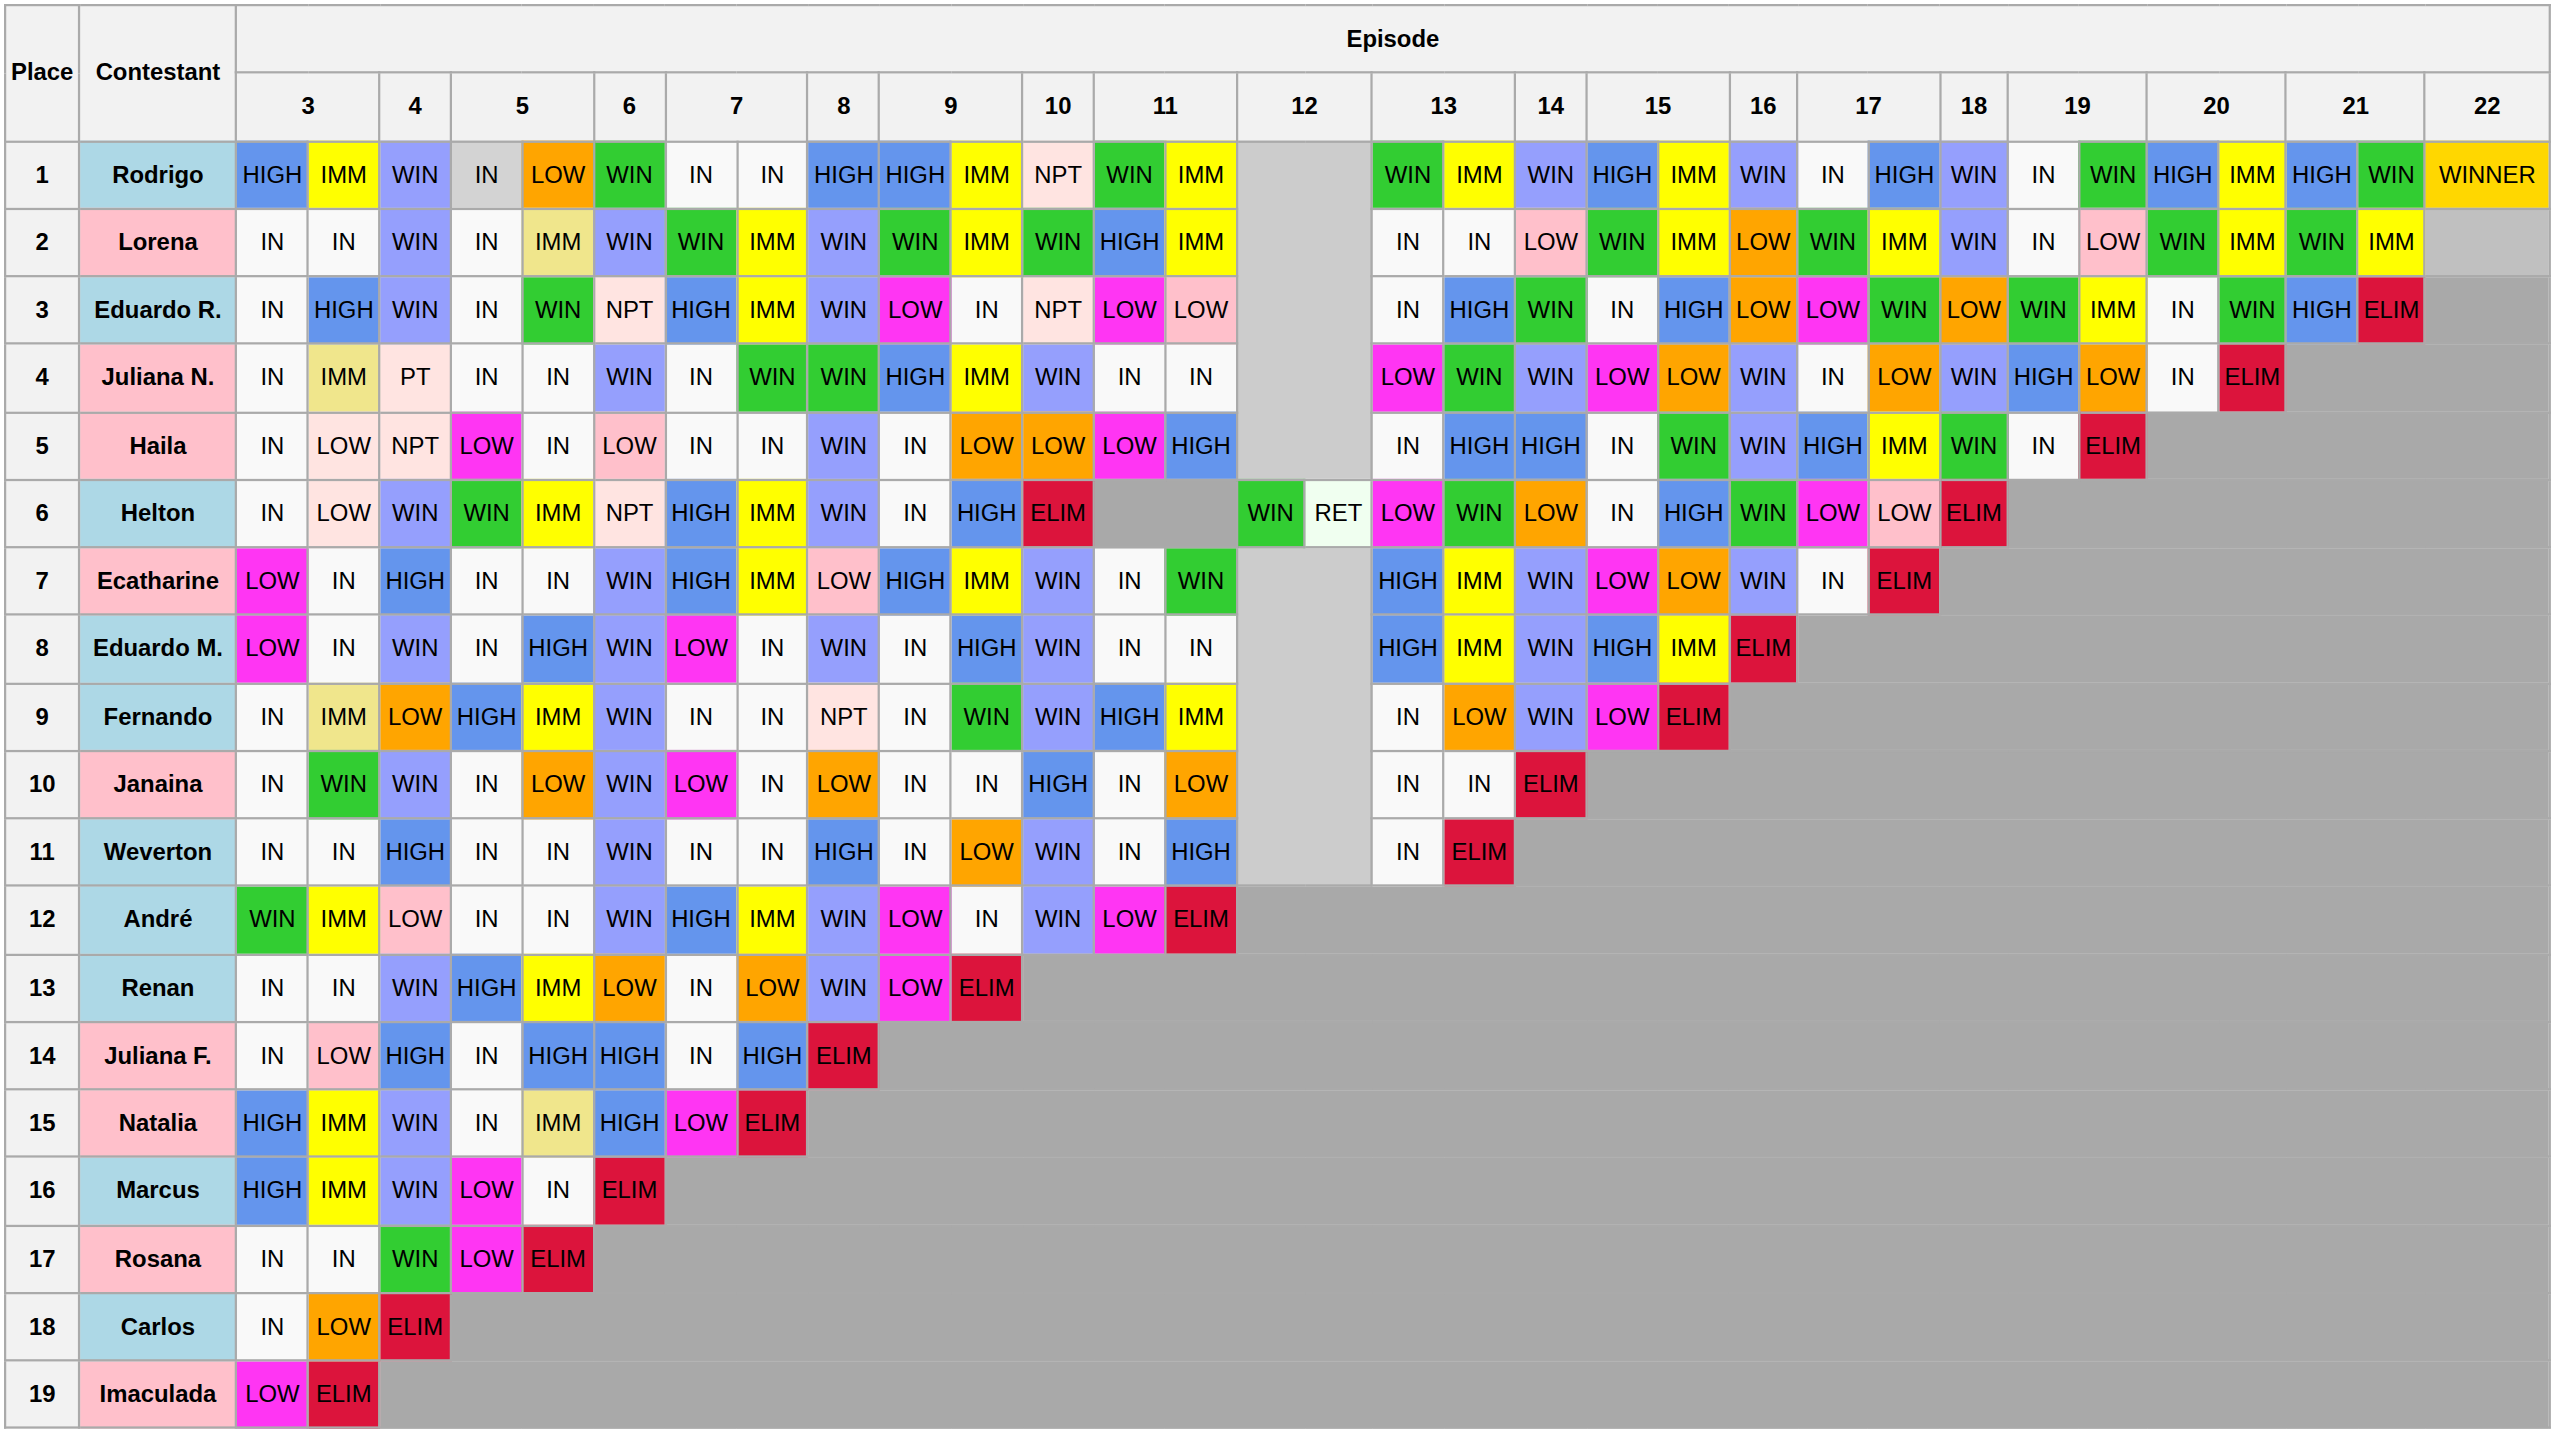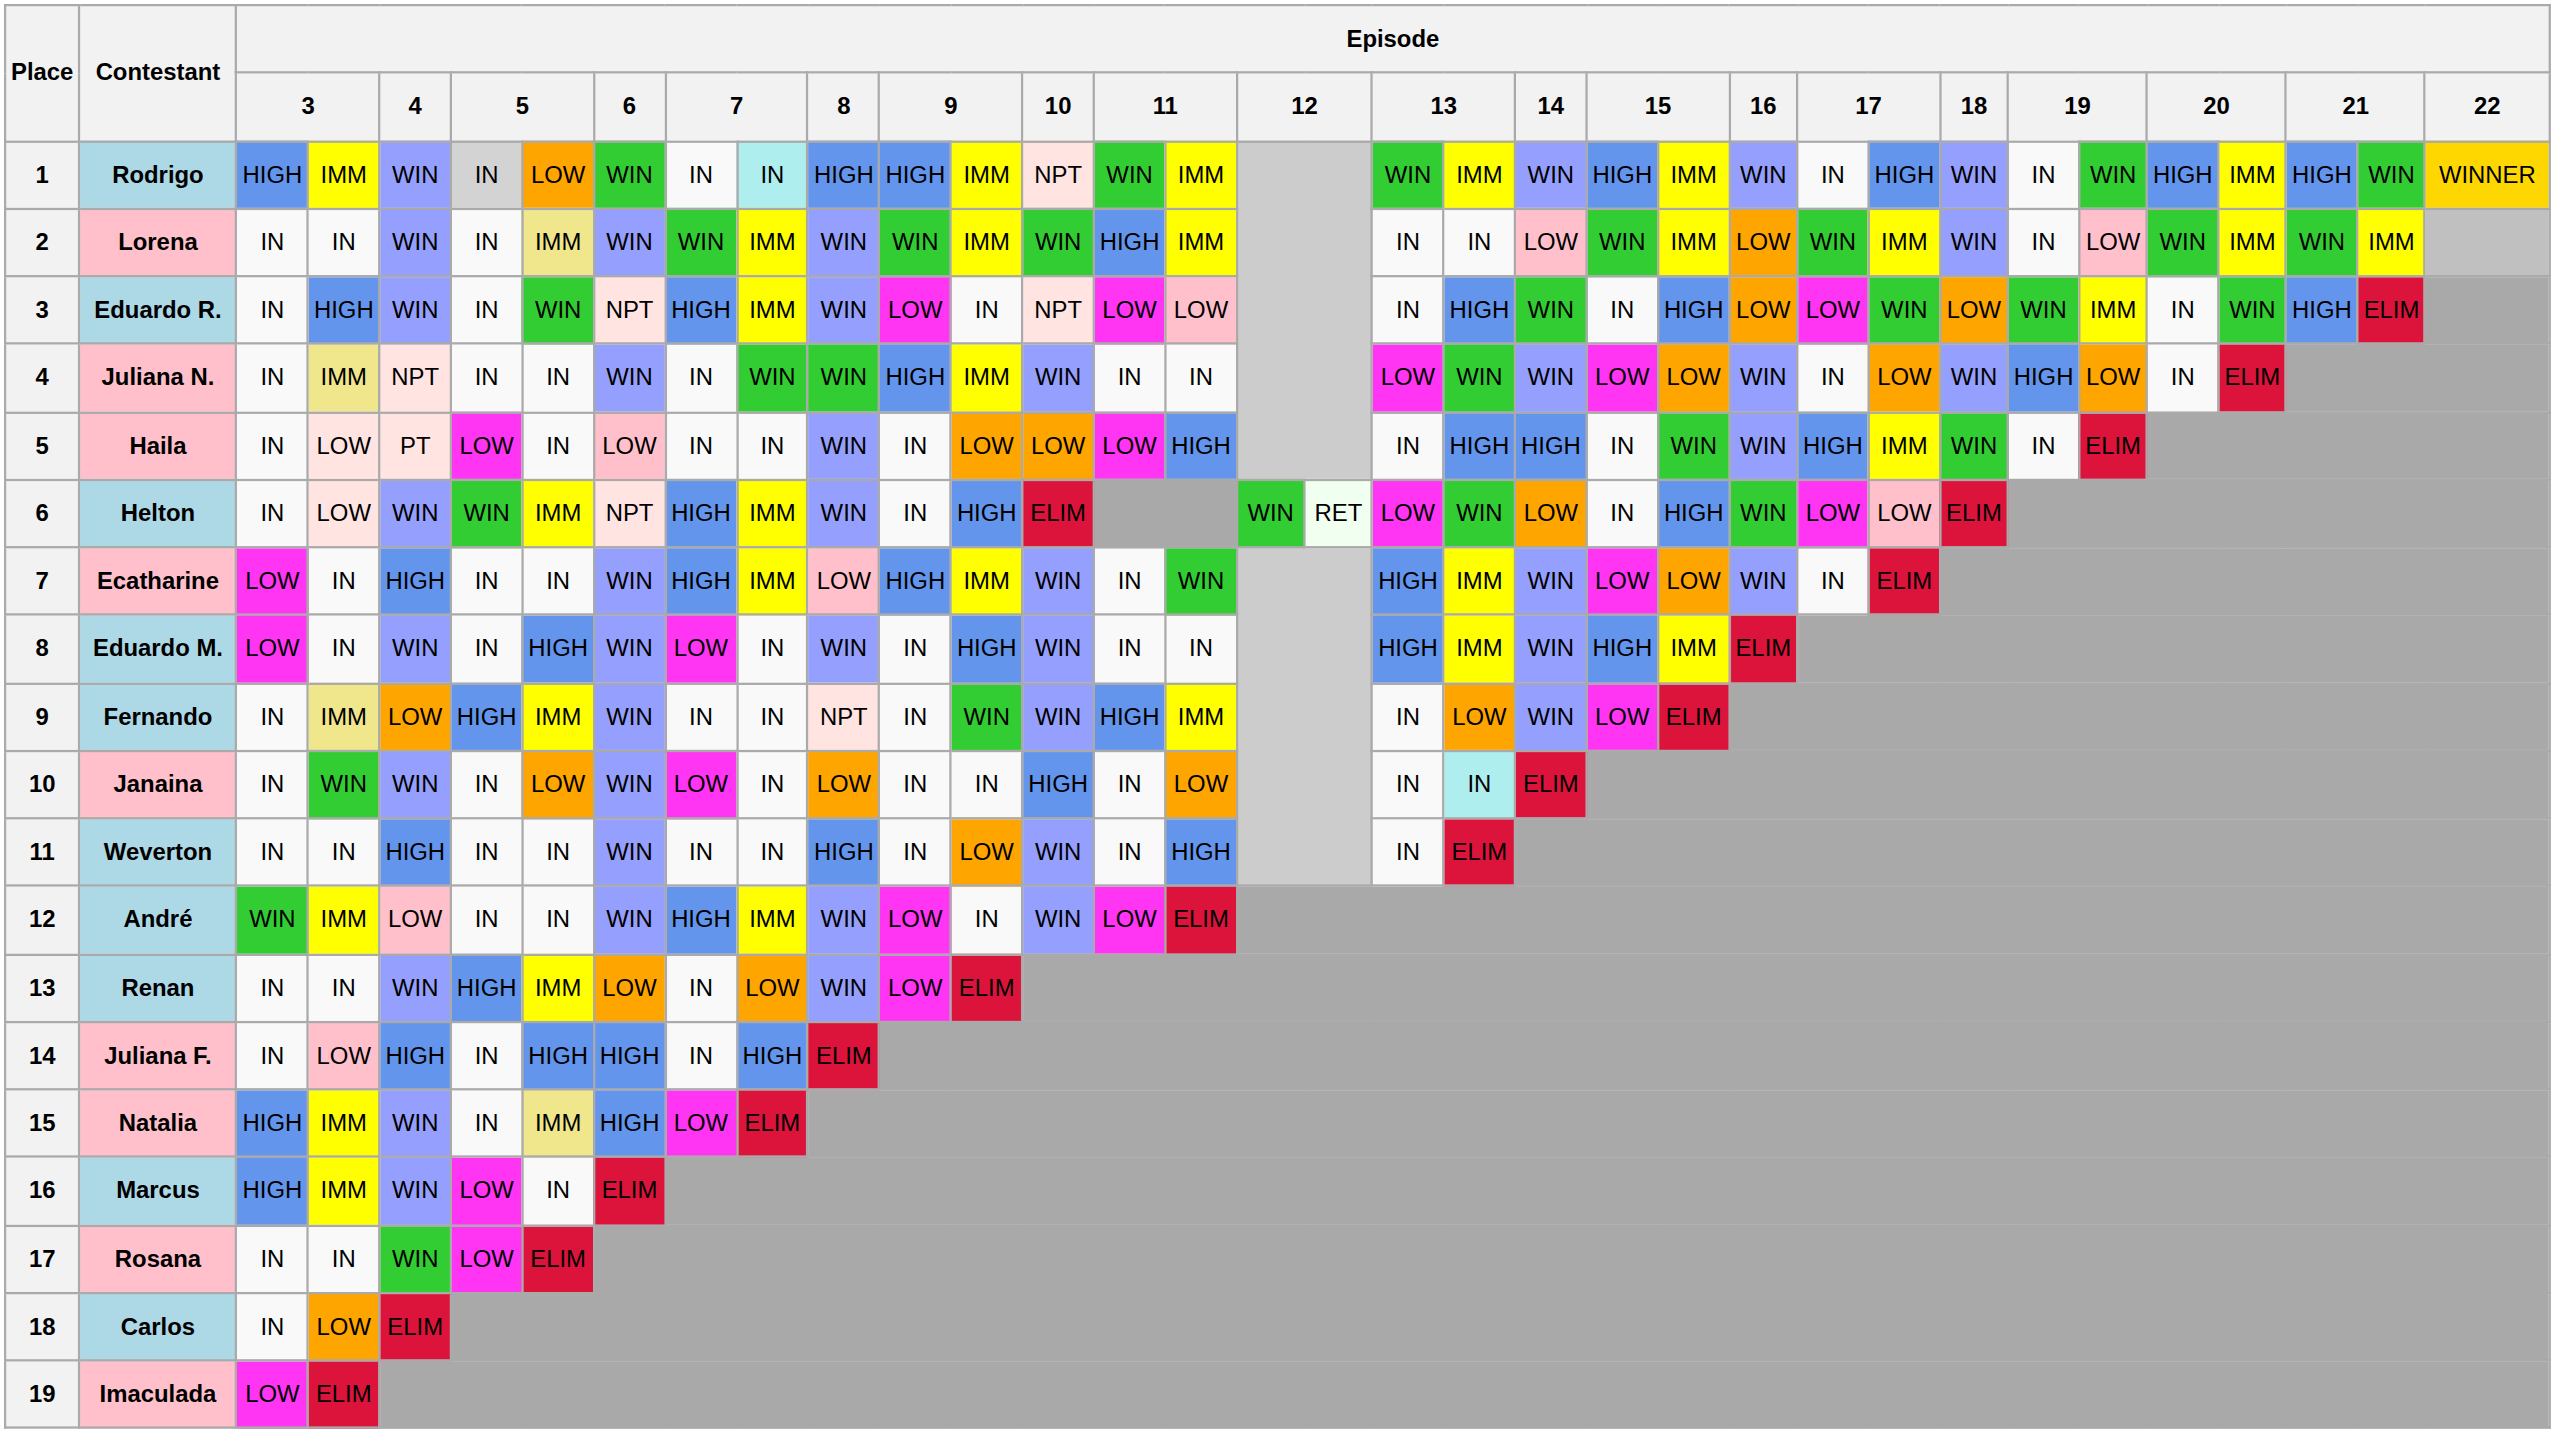(772, 173) no background -> (772, 173) paleturquoise background
(415, 376) PT -> (415, 376) NPT
(415, 444) NPT -> (415, 444) PT
(1479, 783) no background -> (1479, 783) paleturquoise background
